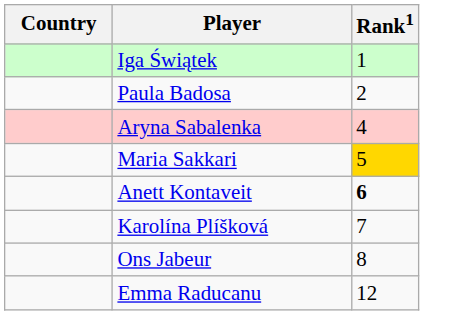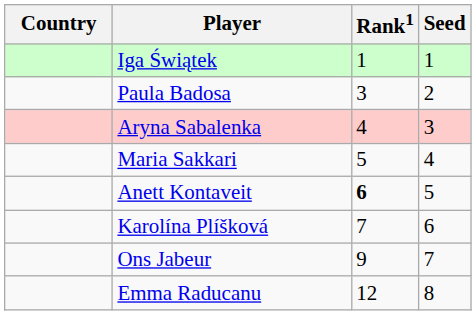+ column: (445, 23)
(362, 93) 2 -> (362, 93) 3
(362, 159) gold background -> (362, 159) no background
(362, 259) 8 -> (362, 259) 9
